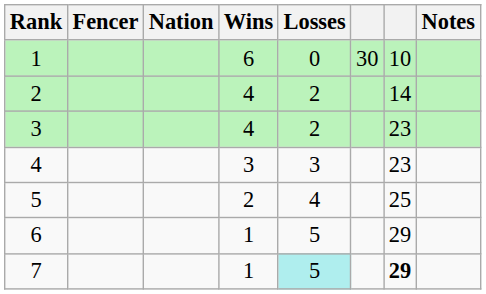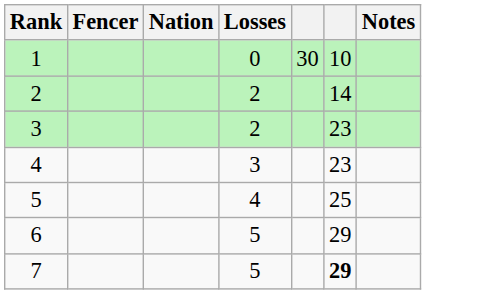- column: (248, 22)
(315, 270) paleturquoise background -> (255, 270) no background
